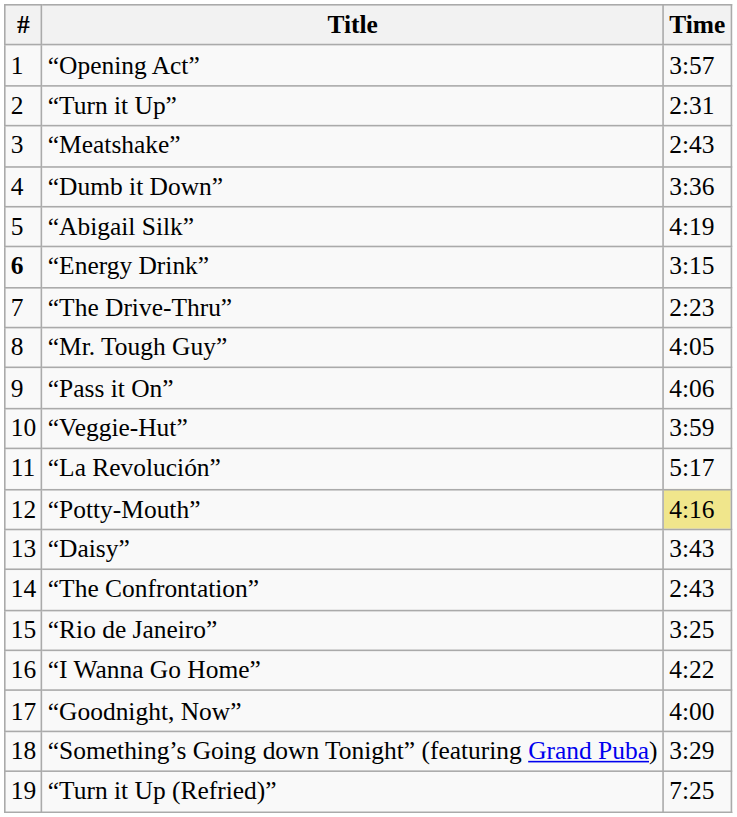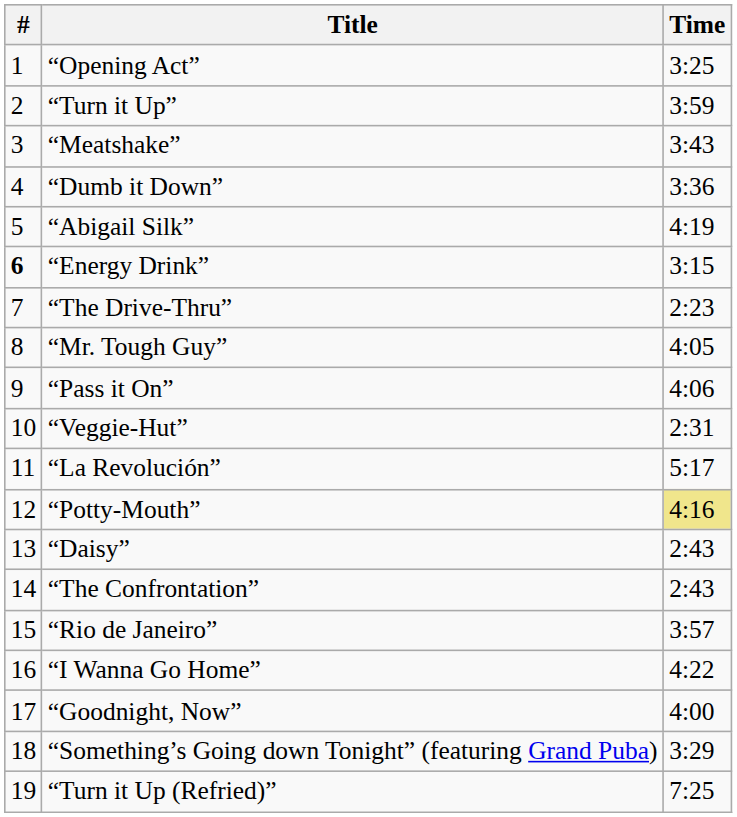(692, 65) 3:57 -> (692, 65) 3:25
(692, 105) 2:31 -> (692, 105) 3:59
(692, 145) 2:43 -> (692, 145) 3:43
(692, 428) 3:59 -> (692, 428) 2:31
(692, 549) 3:43 -> (692, 549) 2:43
(692, 629) 3:25 -> (692, 629) 3:57
